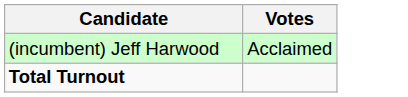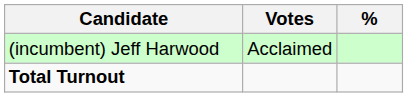+ column: (369, 19)
